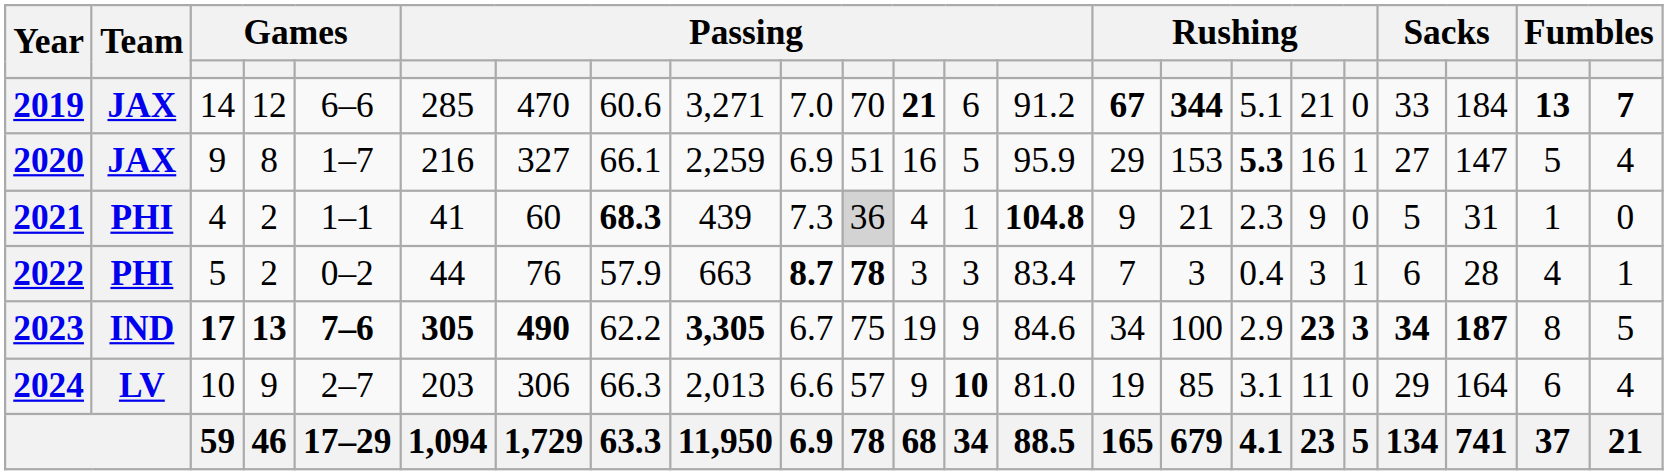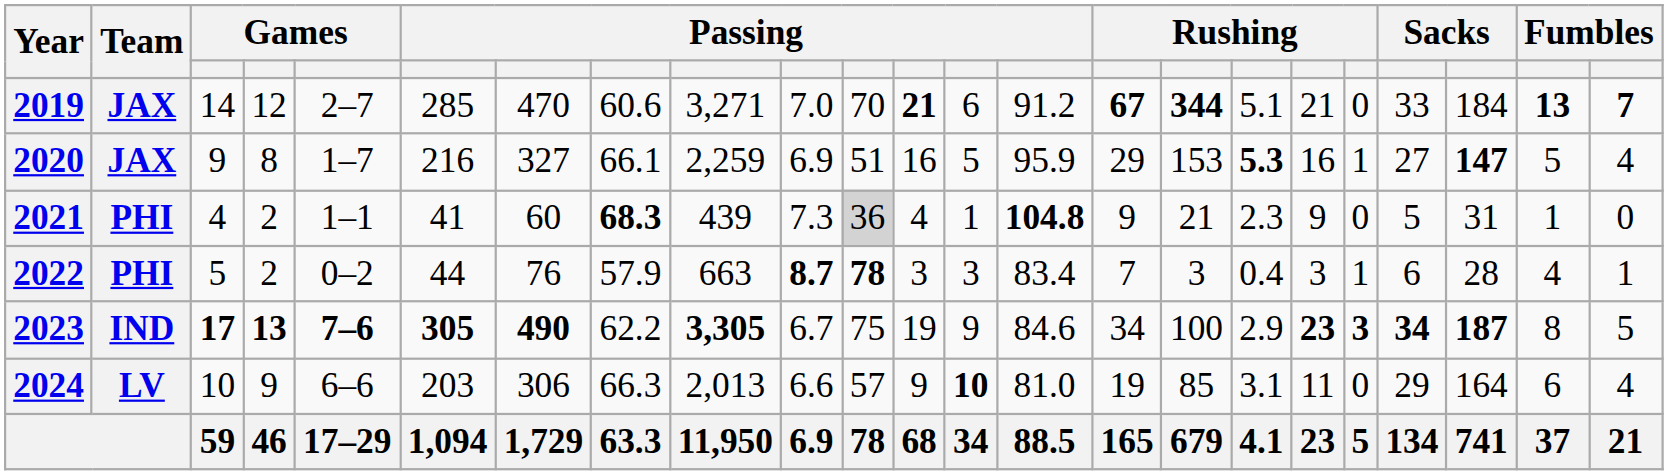(347, 104) 6–6 -> (347, 104) 2–7
(1481, 160) normal -> (1481, 160) bold
(347, 385) 2–7 -> (347, 385) 6–6
